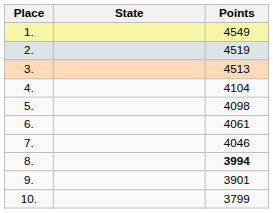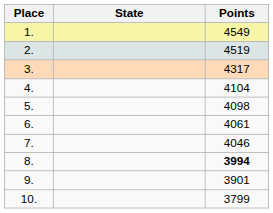(237, 69) 4513 -> (237, 69) 4317
